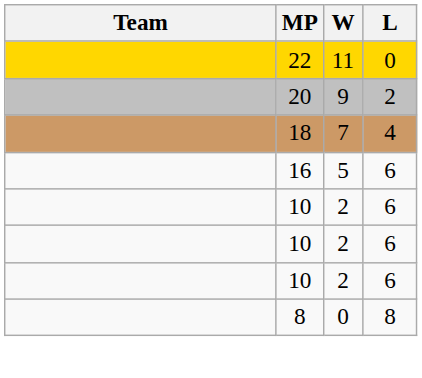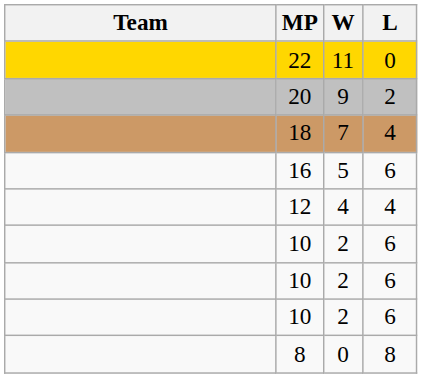+ row: (300, 206)
